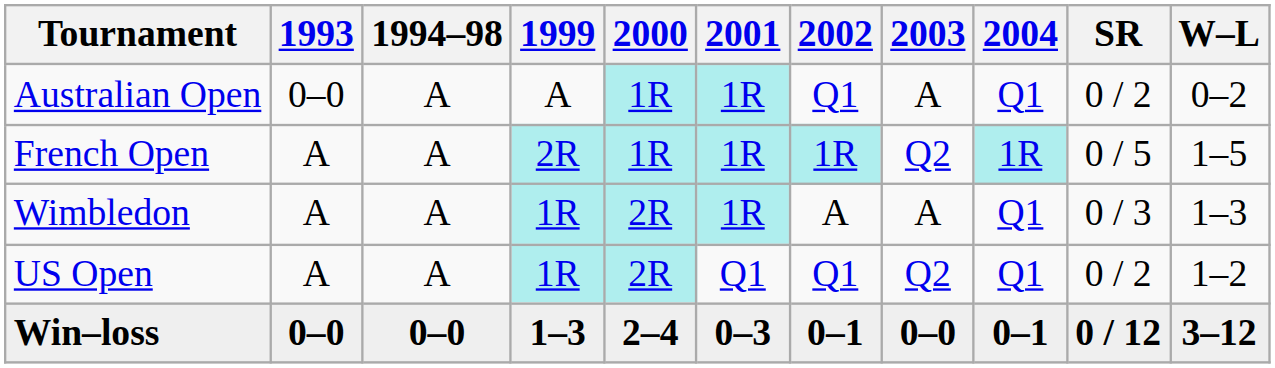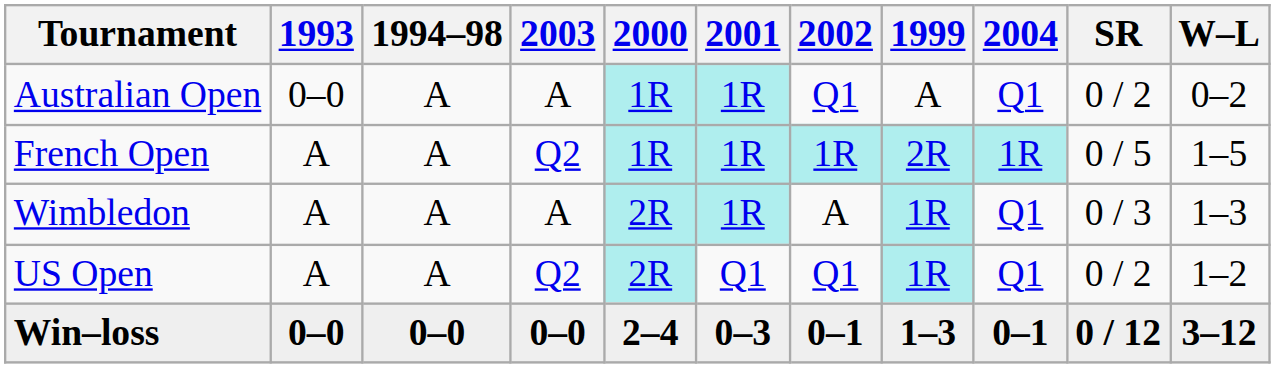columns swapped: (558, 34) <-> (928, 34)
